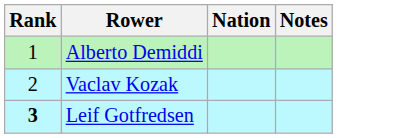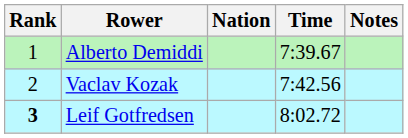+ column: (310, 20)
